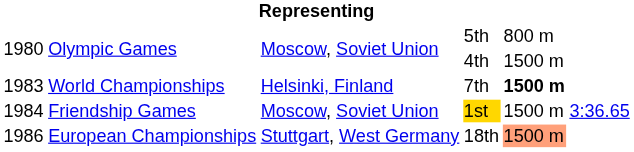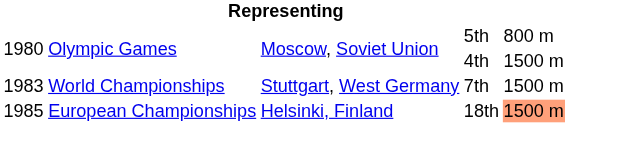(327, 86) Helsinki, Finland -> (360, 86) Stuttgart, West Germany
(534, 86) bold -> (534, 86) normal
- row: (476, 110)
(24, 135) 1986 -> (24, 110) 1985
(360, 135) Stuttgart, West Germany -> (327, 110) Helsinki, Finland
